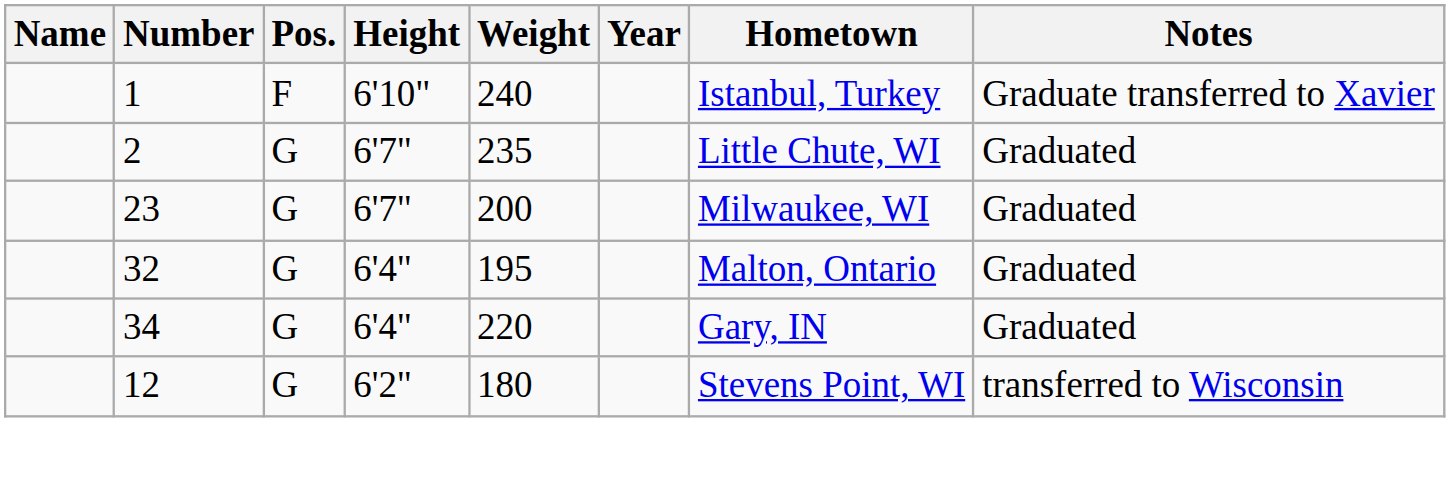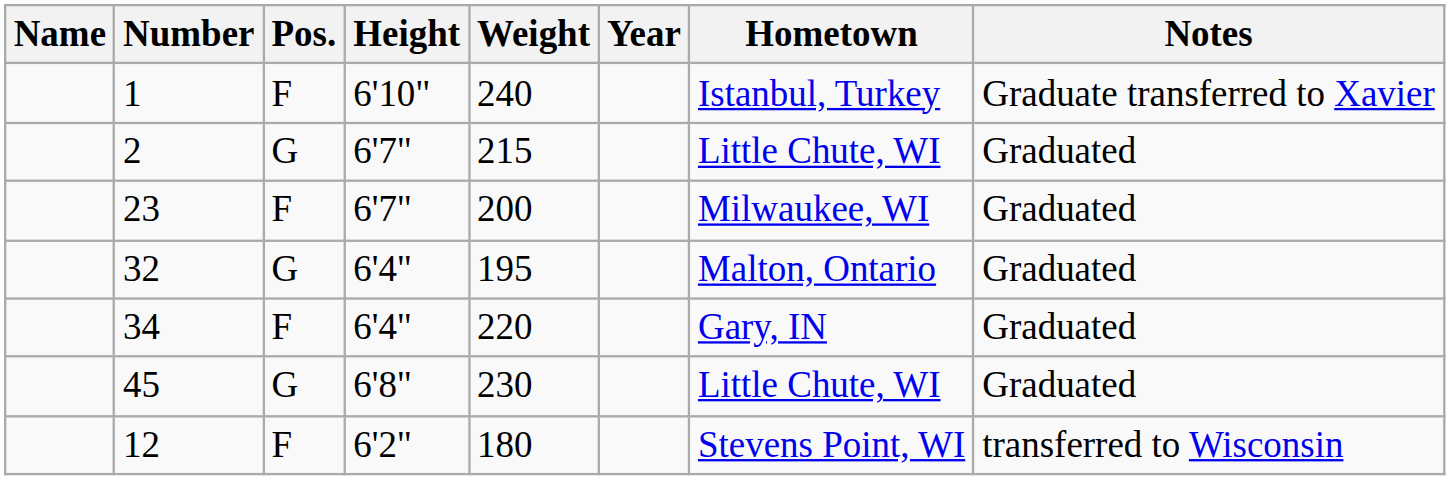(505, 151) 235 -> (505, 151) 215
(285, 209) G -> (282, 209) F
(285, 326) G -> (282, 326) F
+ row: (142, 385)
(285, 385) G -> (282, 444) F
